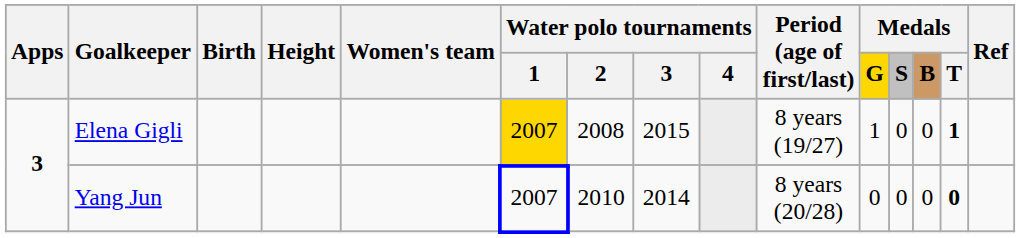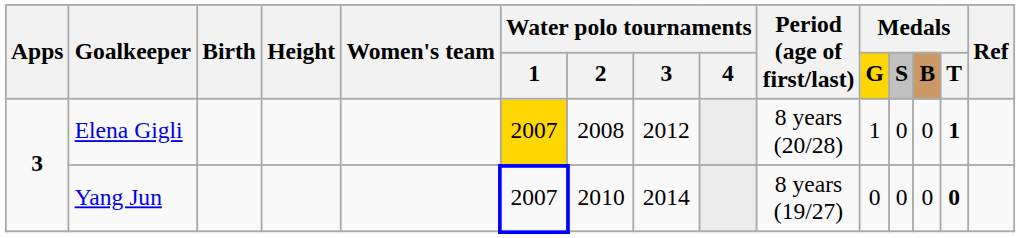(666, 131) 2015 -> (666, 131) 2012
(809, 131) 8 years (19/27) -> (809, 131) 8 years (20/28)
(809, 197) 8 years (20/28) -> (809, 197) 8 years (19/27)
